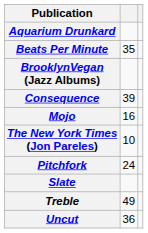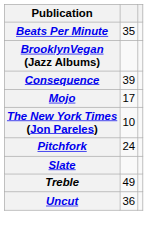- row: (62, 31)
(129, 116) 16 -> (129, 98) 17
